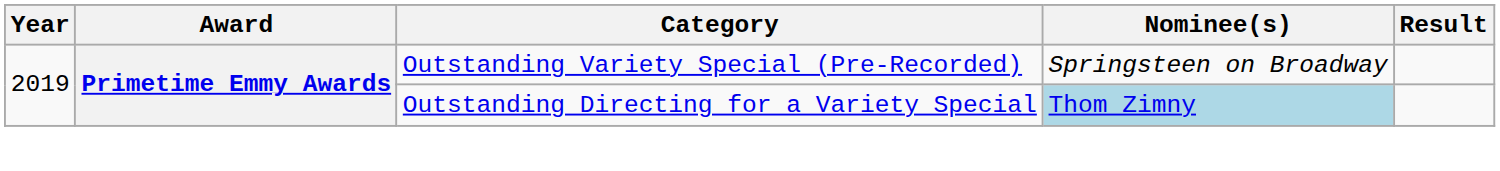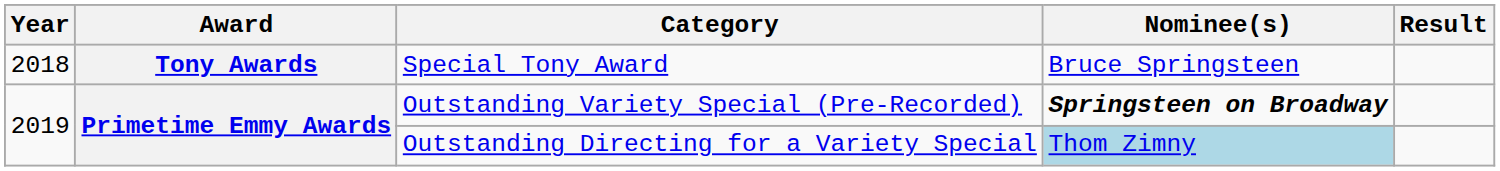+ row: (536, 65)
(1218, 65) normal -> (1218, 105) bold
